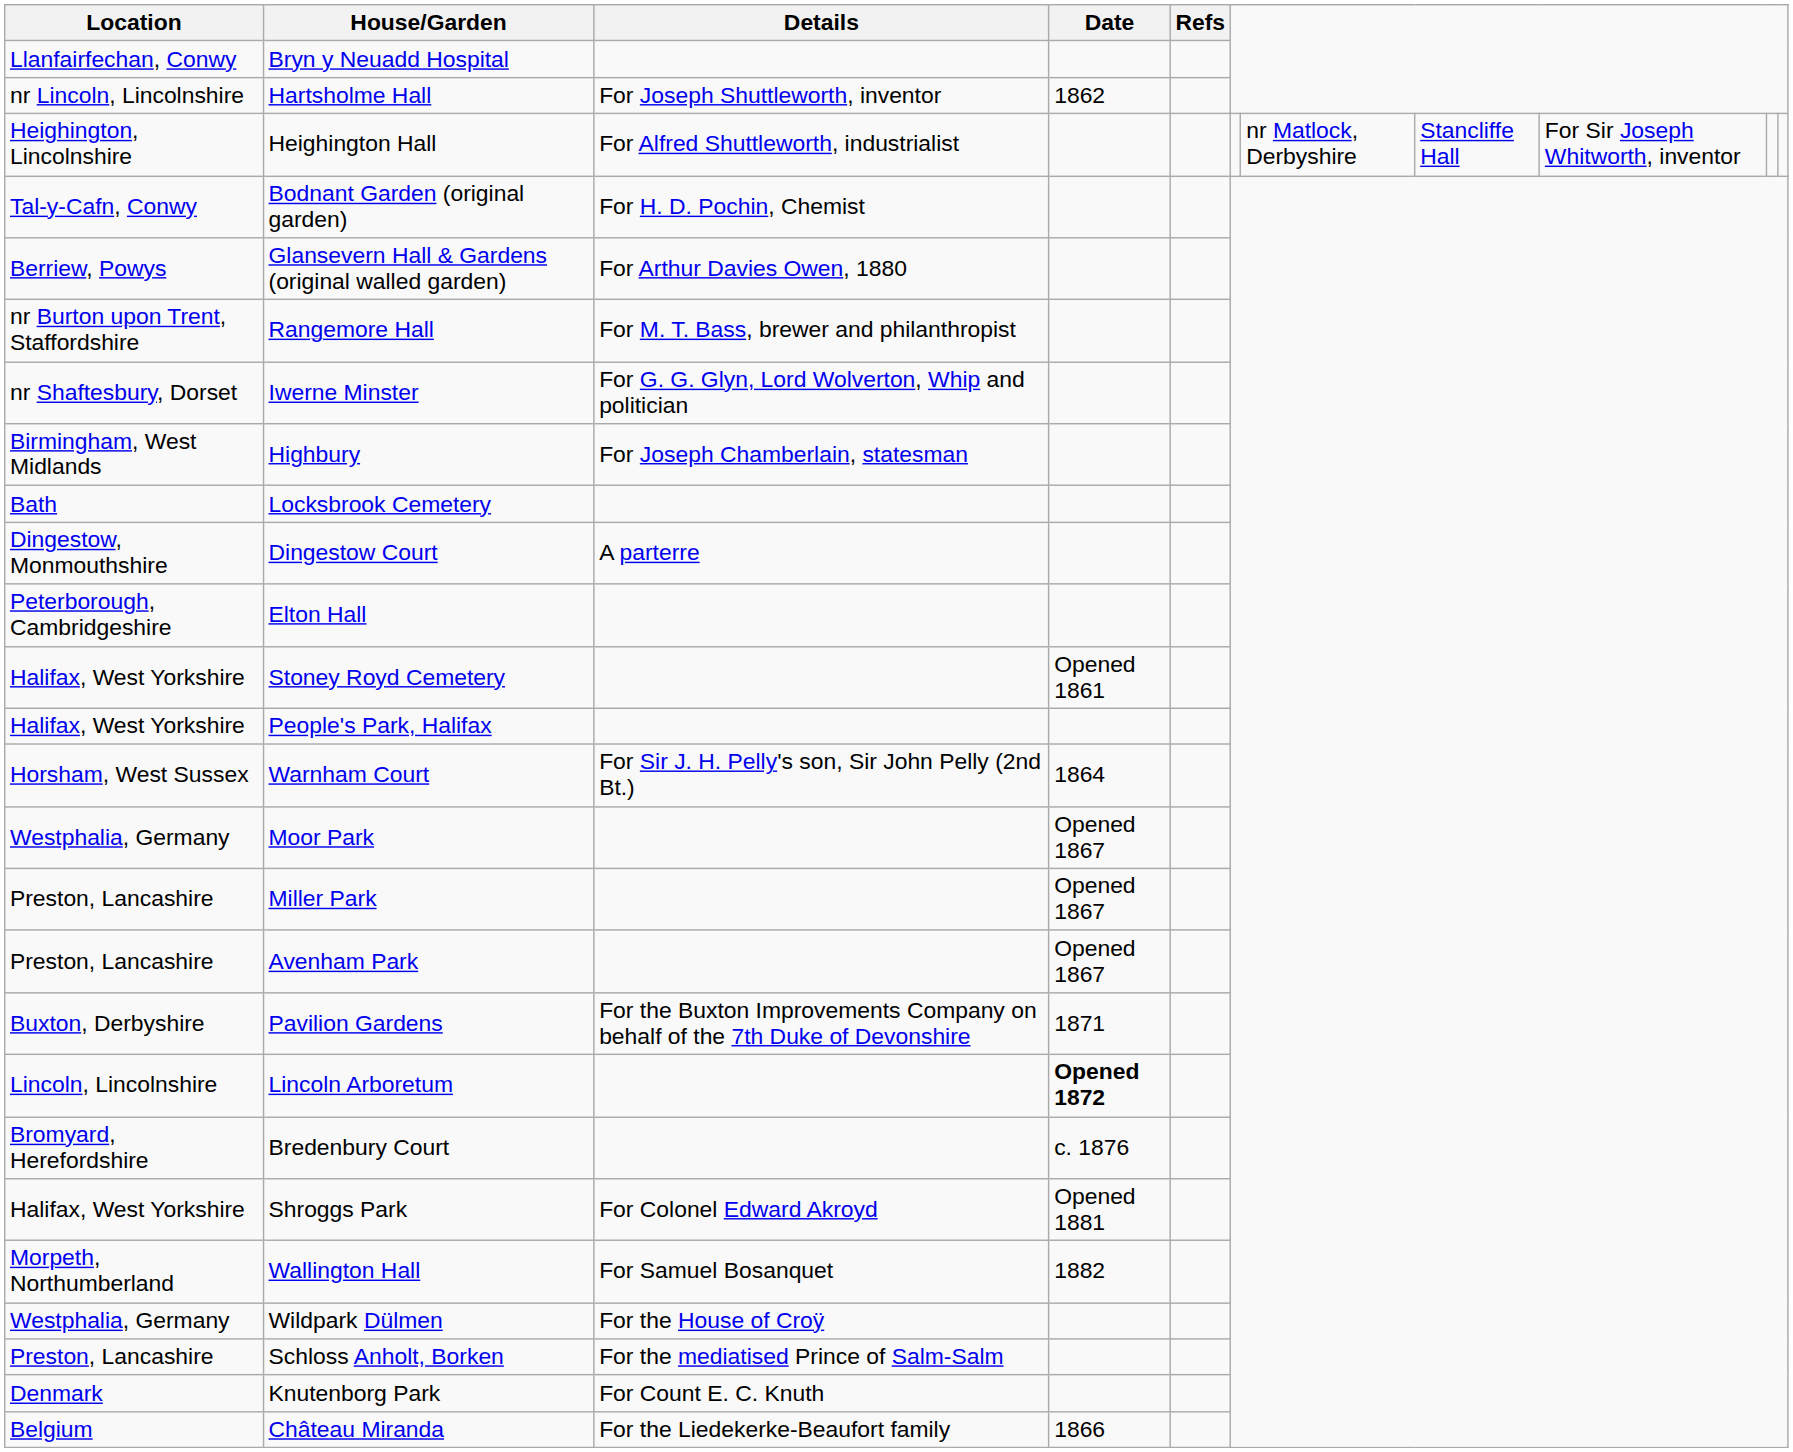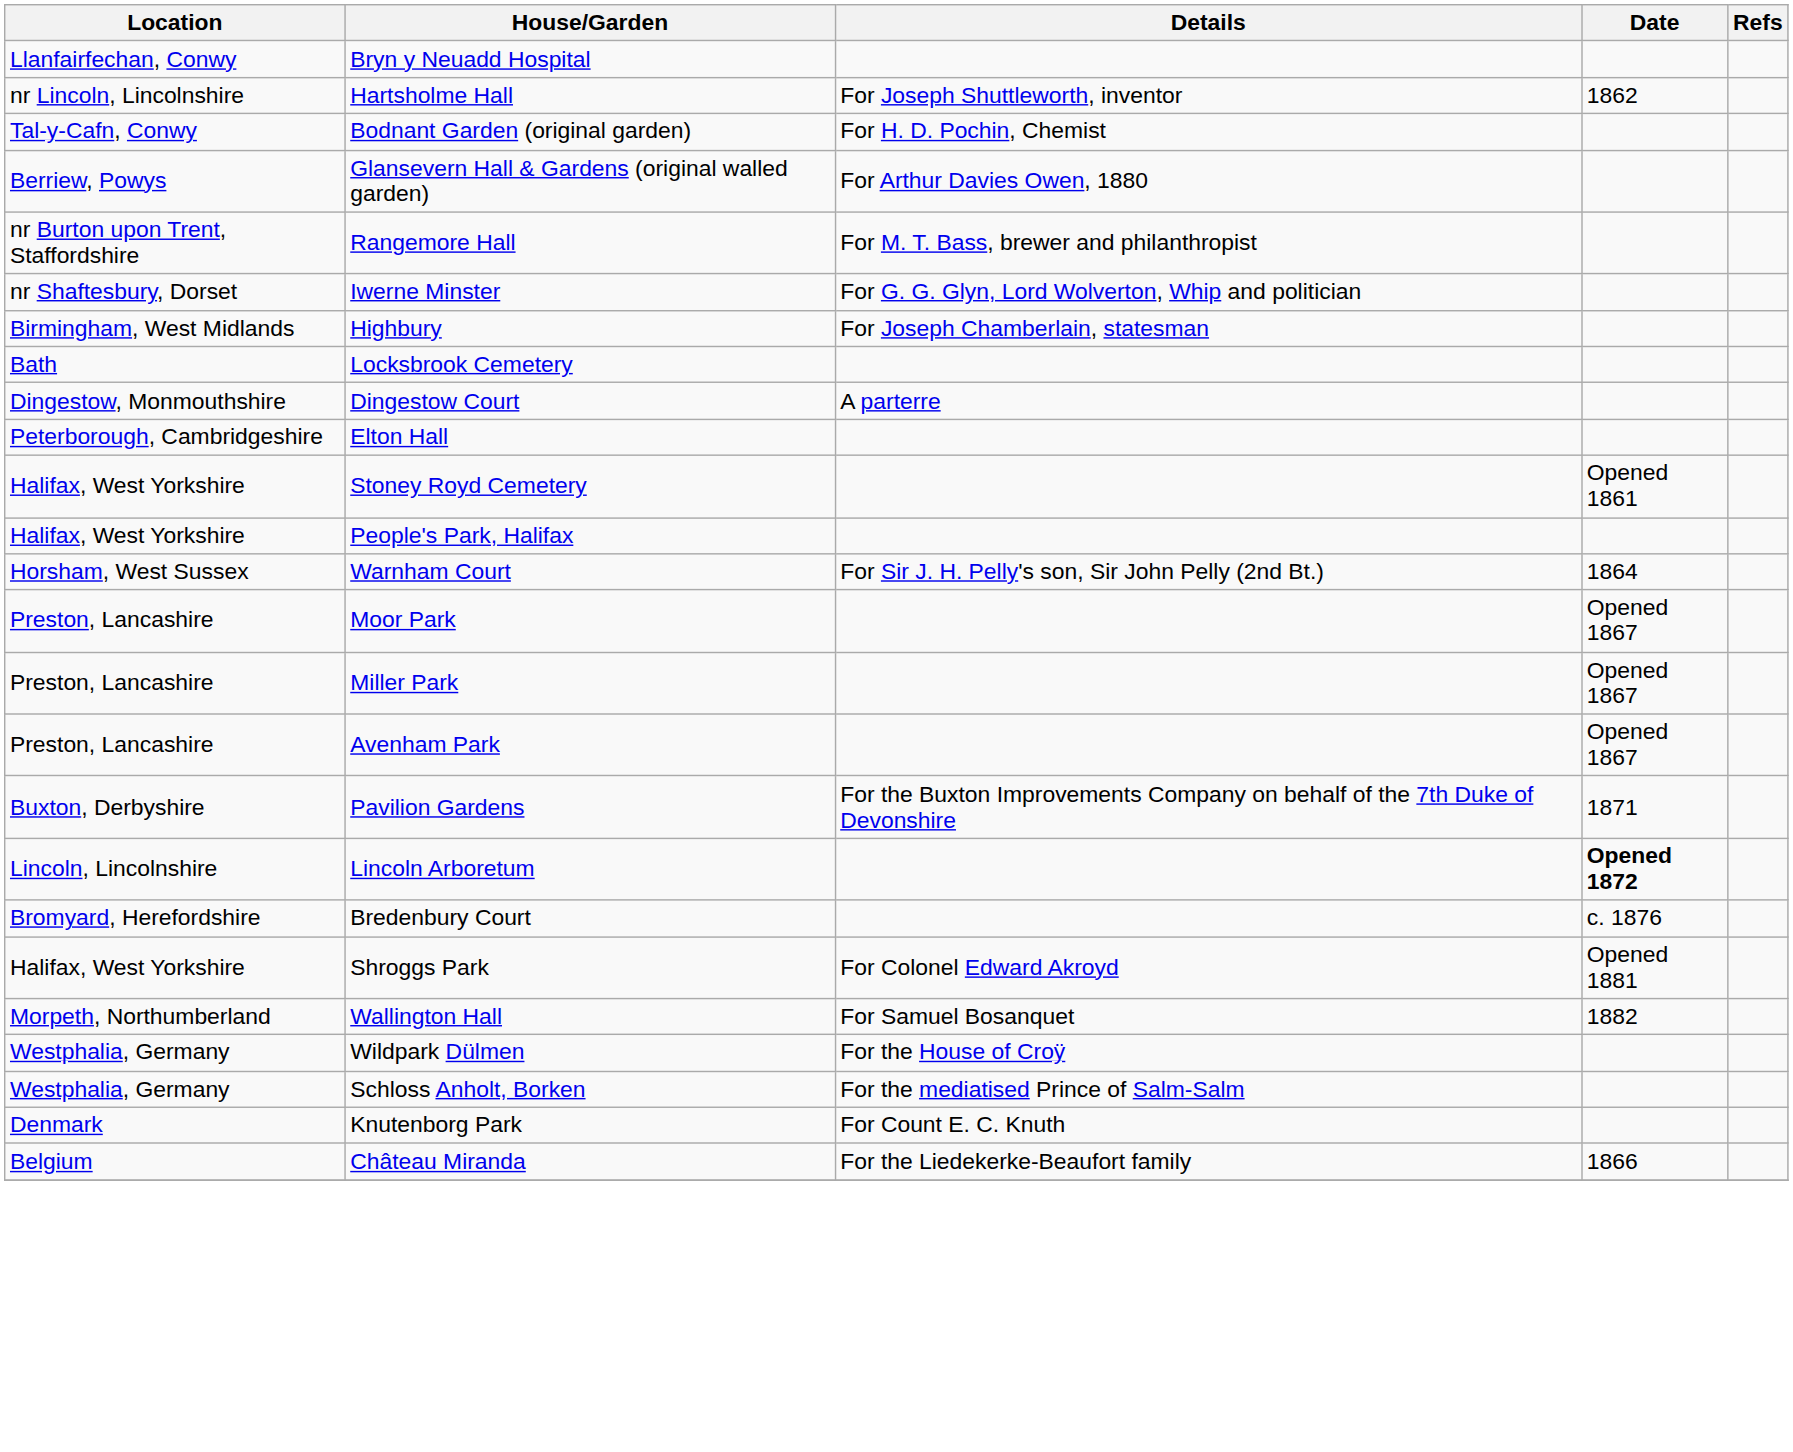- row: (352, 144)
(120, 837) Westphalia, Germany -> (112, 620) Preston, Lancashire
(112, 1356) Preston, Lancashire -> (120, 1088) Westphalia, Germany
